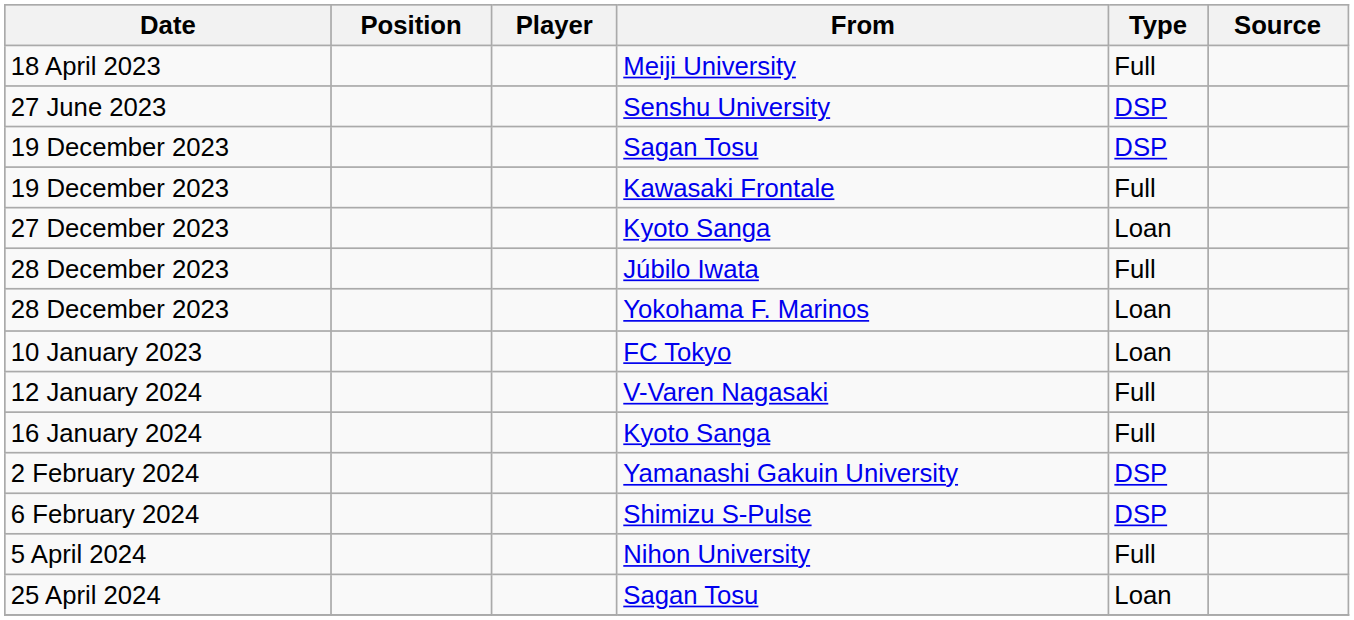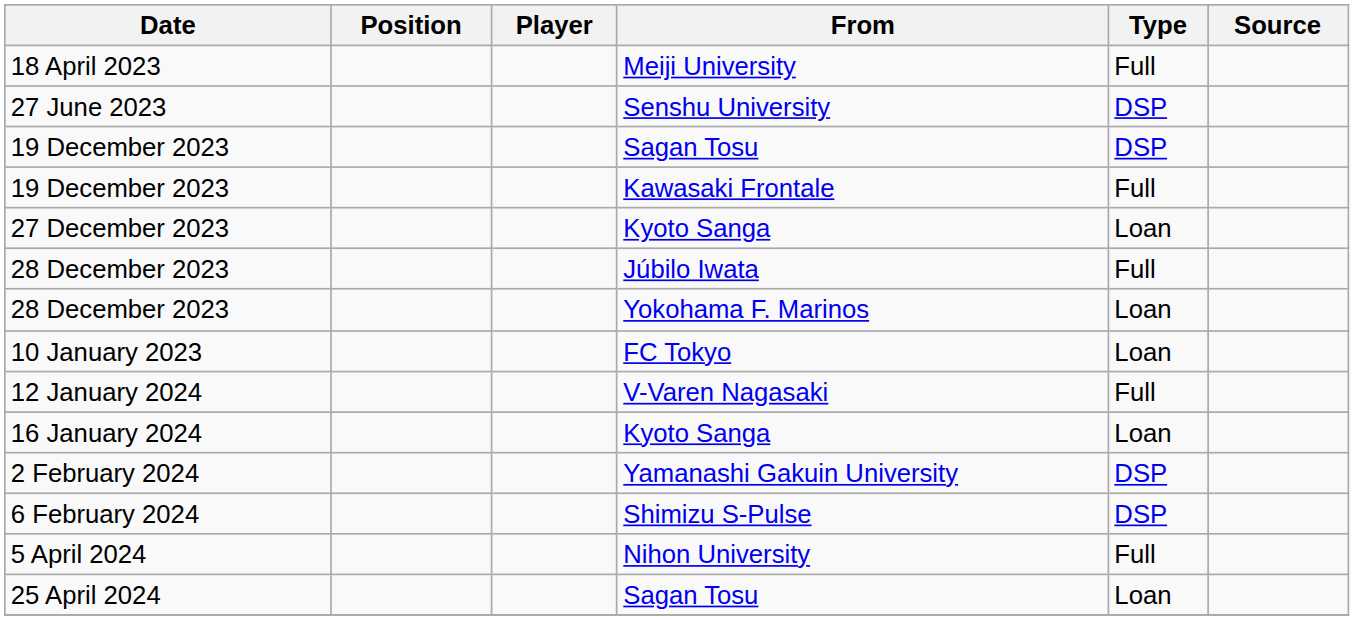(1135, 432) Full -> (1143, 432) Loan
